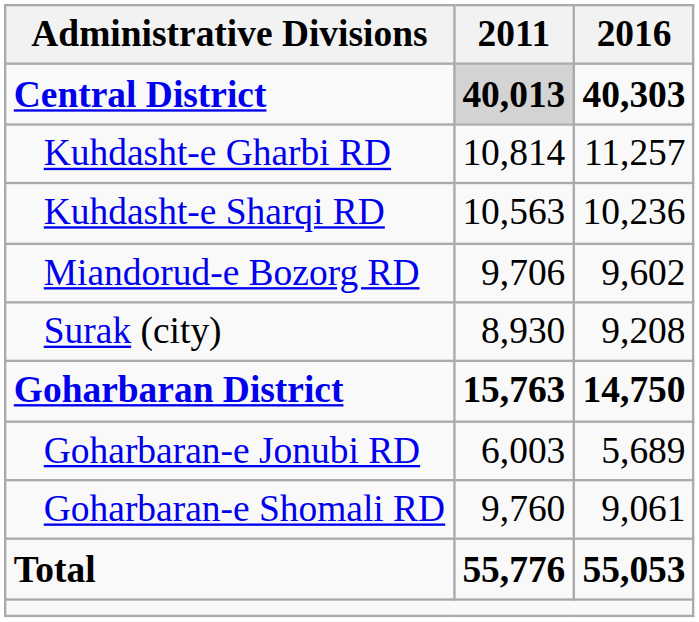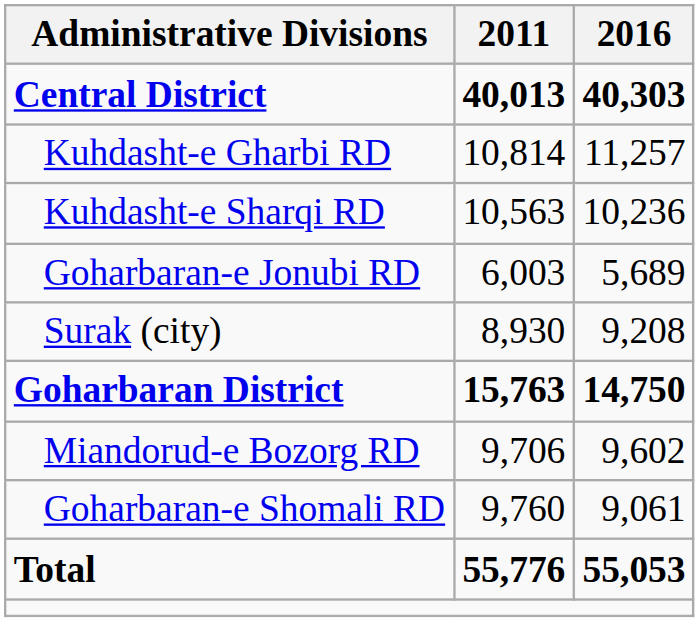(514, 93) lightgrey background -> (514, 93) no background
rows swapped: (232, 271) <-> (232, 449)
